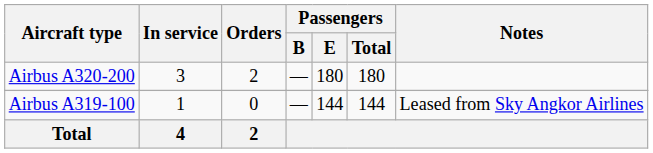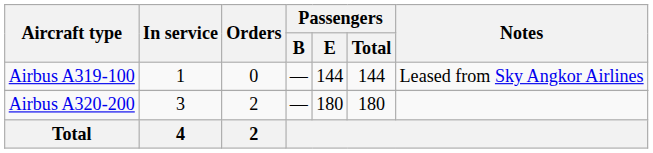rows swapped: (72, 104) <-> (72, 76)
